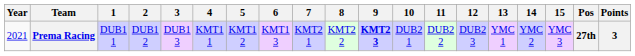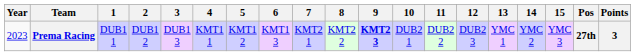(17, 35) 2021 -> (17, 35) 2023
